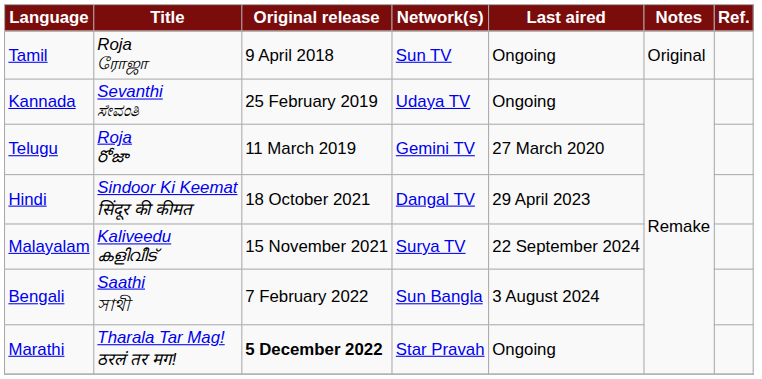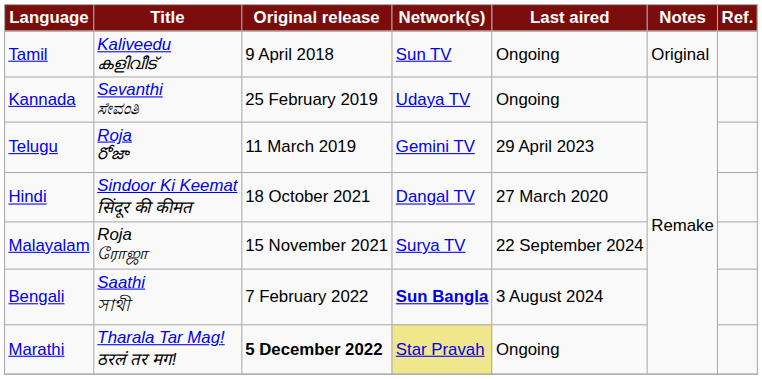(123, 53) Roja ரோஜா -> (134, 53) Kaliveedu കളിവീട്
(548, 149) 27 March 2020 -> (545, 147) 29 April 2023
(541, 198) 29 April 2023 -> (552, 196) 27 March 2020
(134, 246) Kaliveedu കളിവീട് -> (123, 244) Roja ரோஜா
(439, 296) normal -> (442, 296) bold
(440, 349) no background -> (440, 349) khaki background
